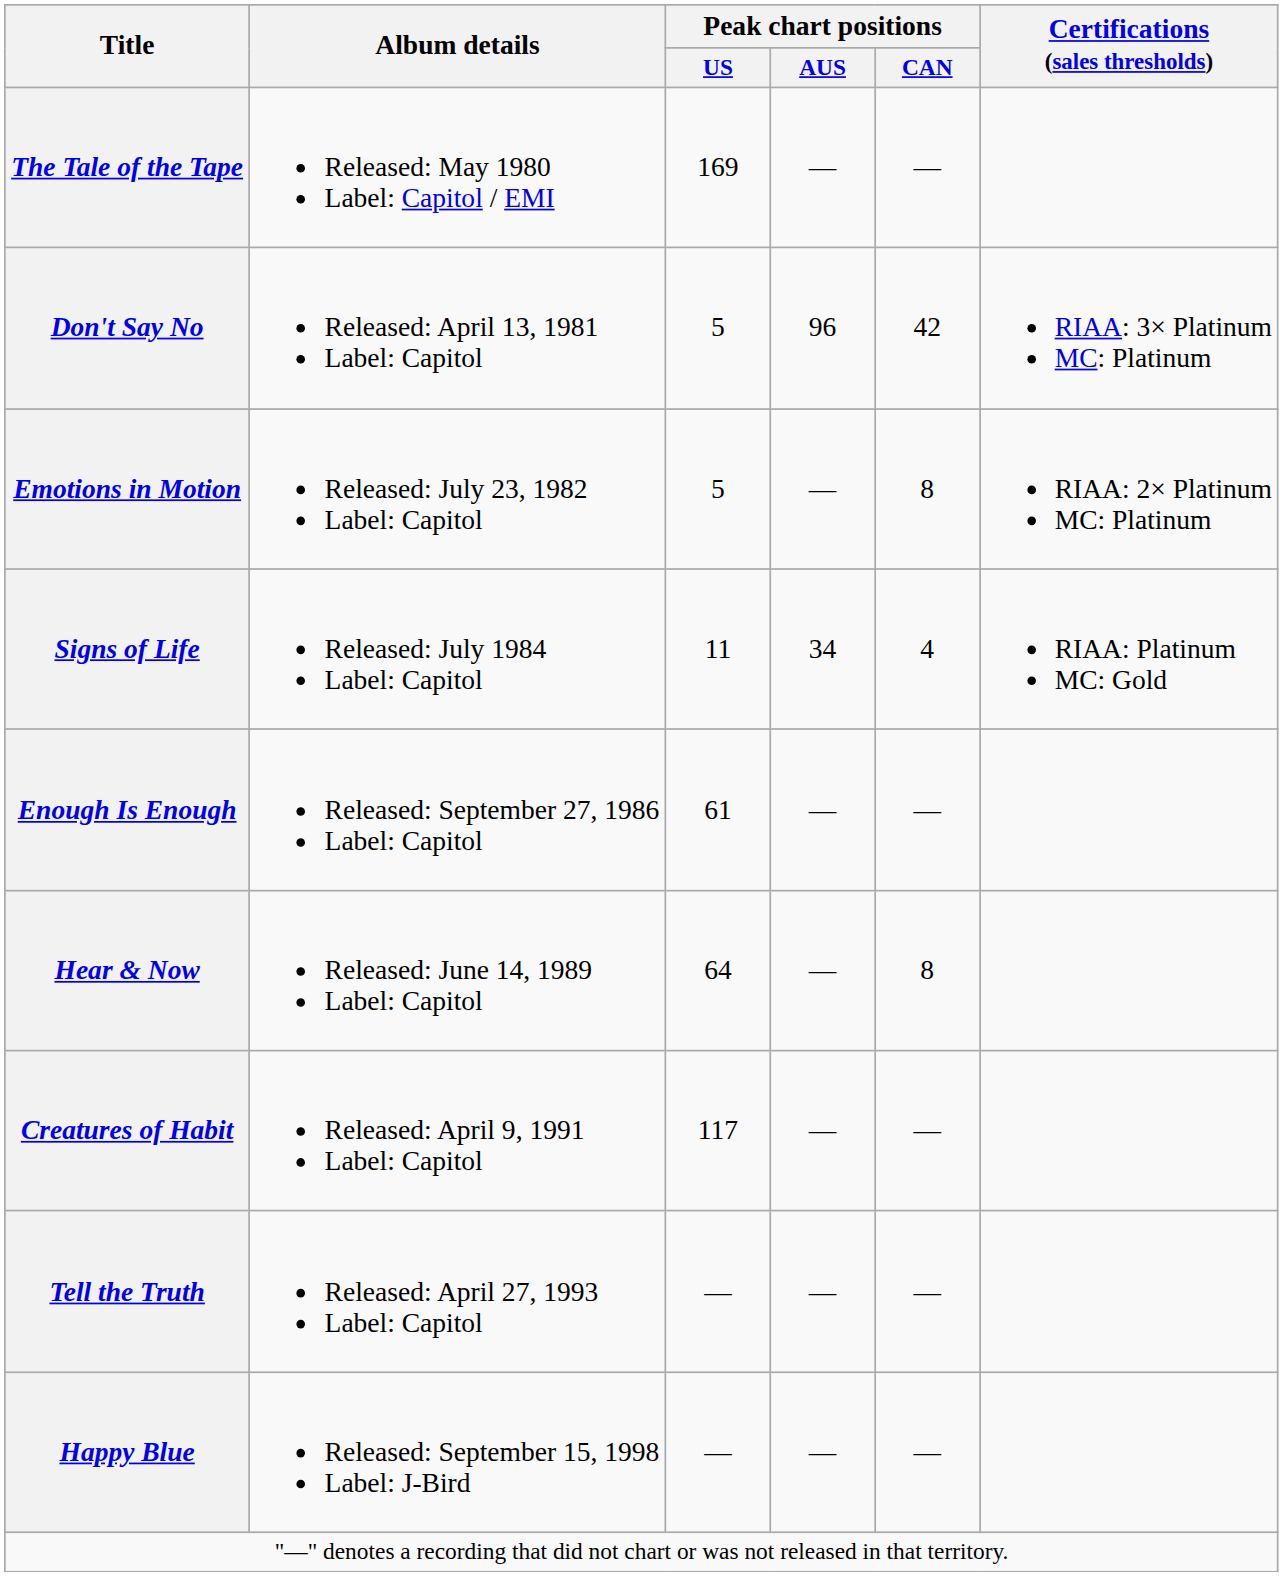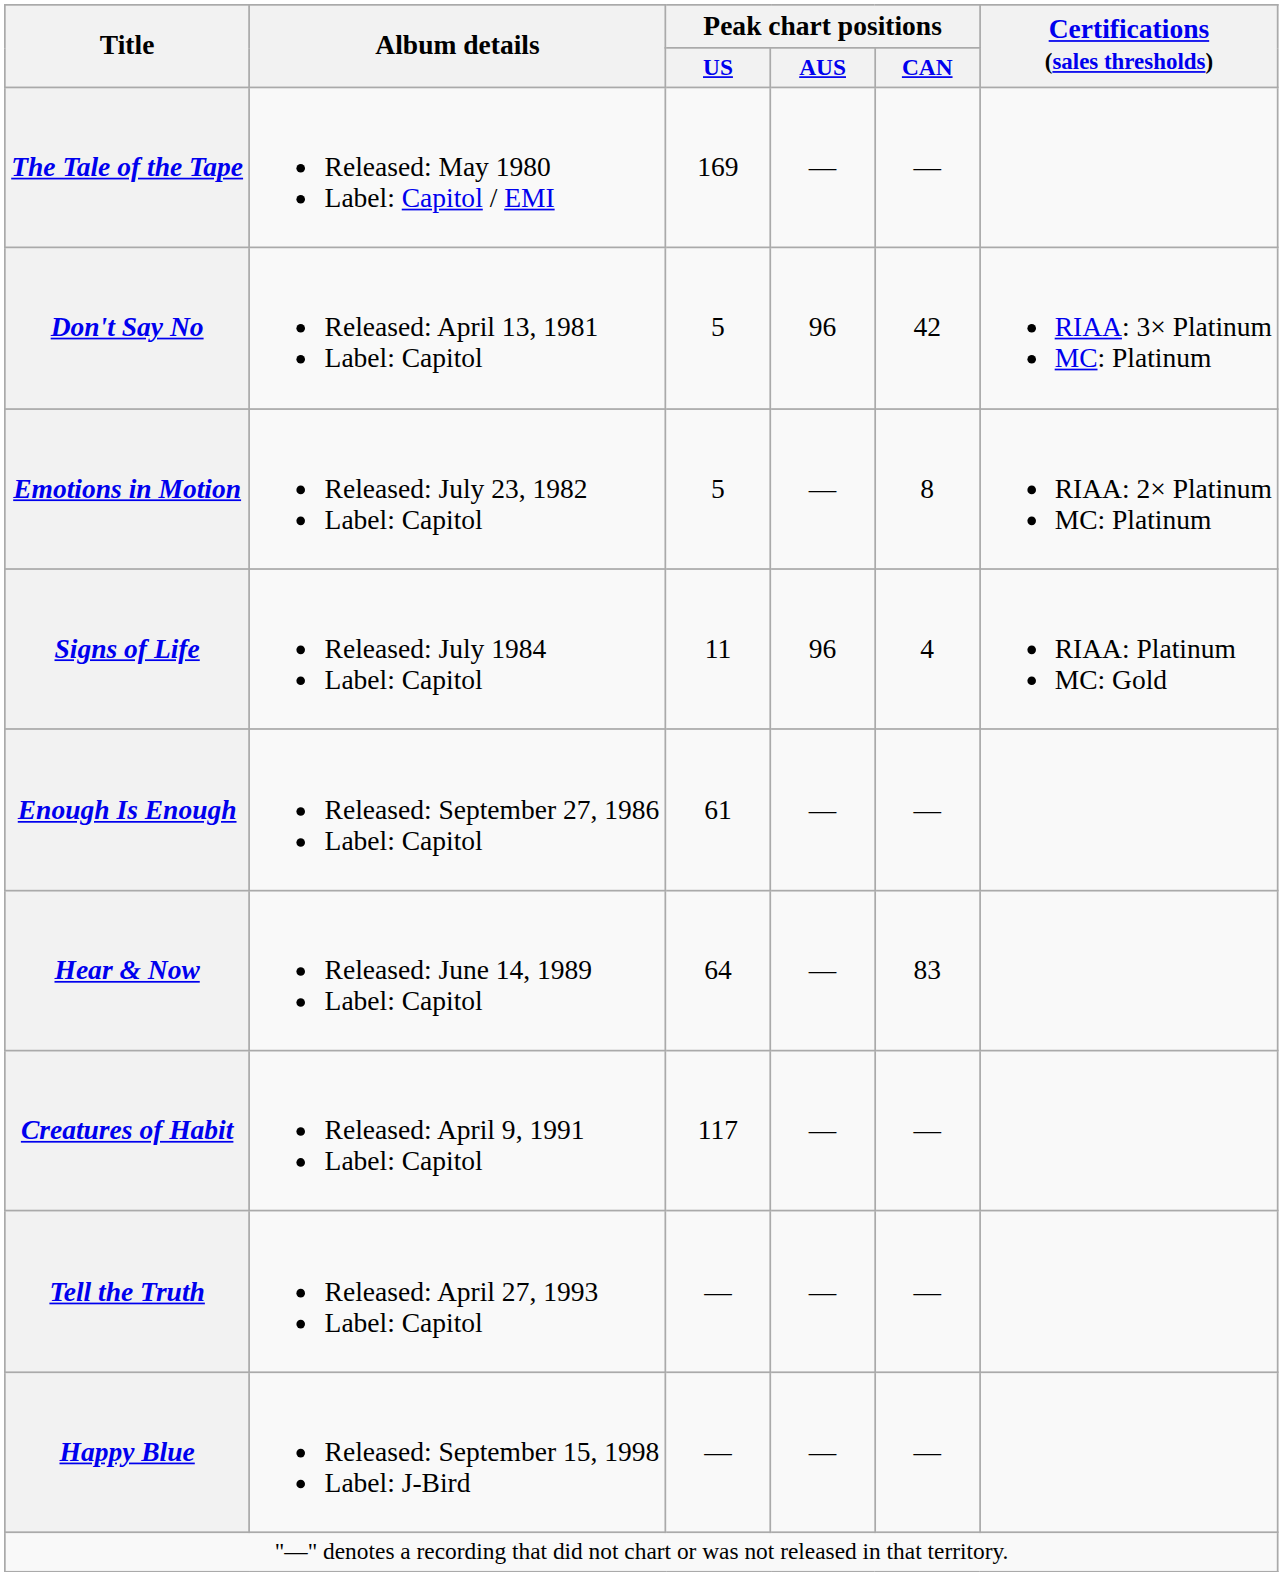(823, 648) 34 -> (823, 648) 96
(927, 970) 8 -> (927, 970) 83
